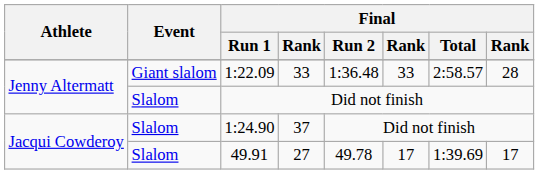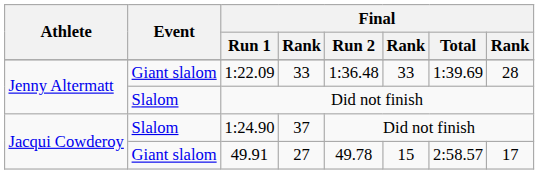(458, 73) 2:58.57 -> (458, 73) 1:39.69
(155, 155) Slalom -> (174, 155) Giant slalom
(406, 155) 17 -> (406, 155) 15
(458, 155) 1:39.69 -> (458, 155) 2:58.57
